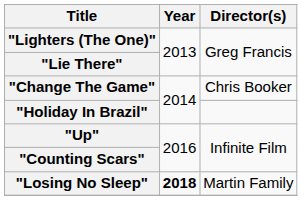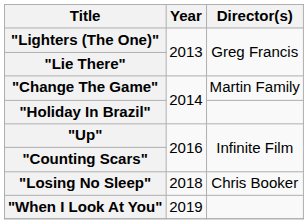(248, 87) Chris Booker -> (255, 87) Martin Family
(180, 183) bold -> (186, 183) normal
(248, 183) Martin Family -> (255, 183) Chris Booker
+ row: (85, 207)
